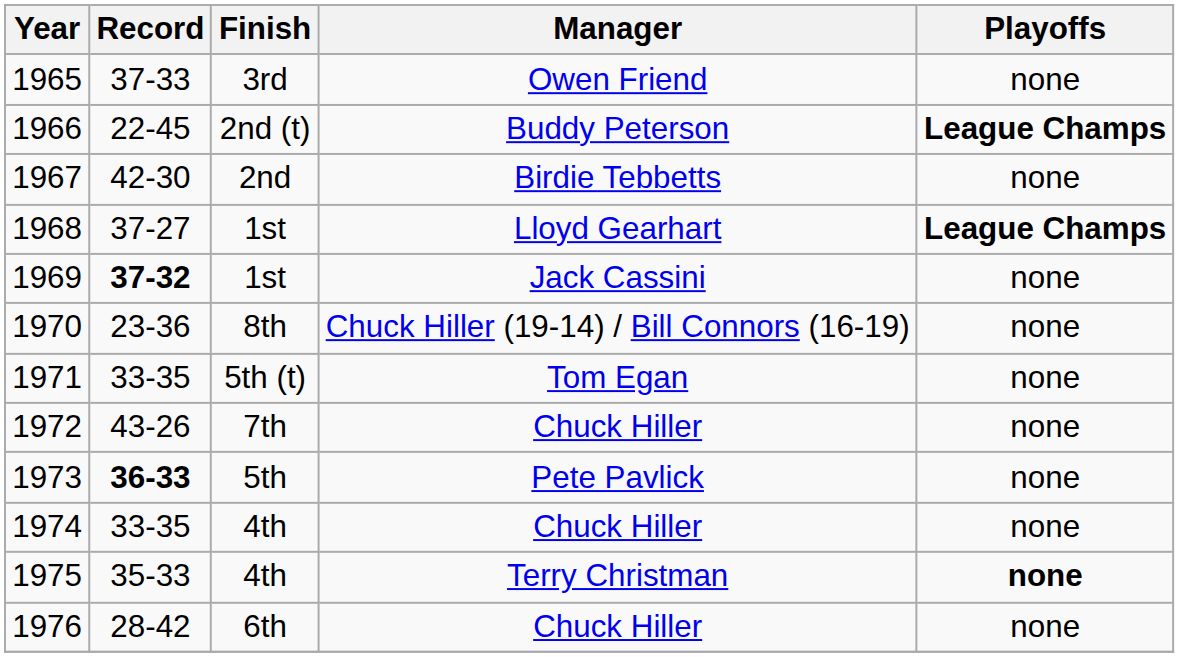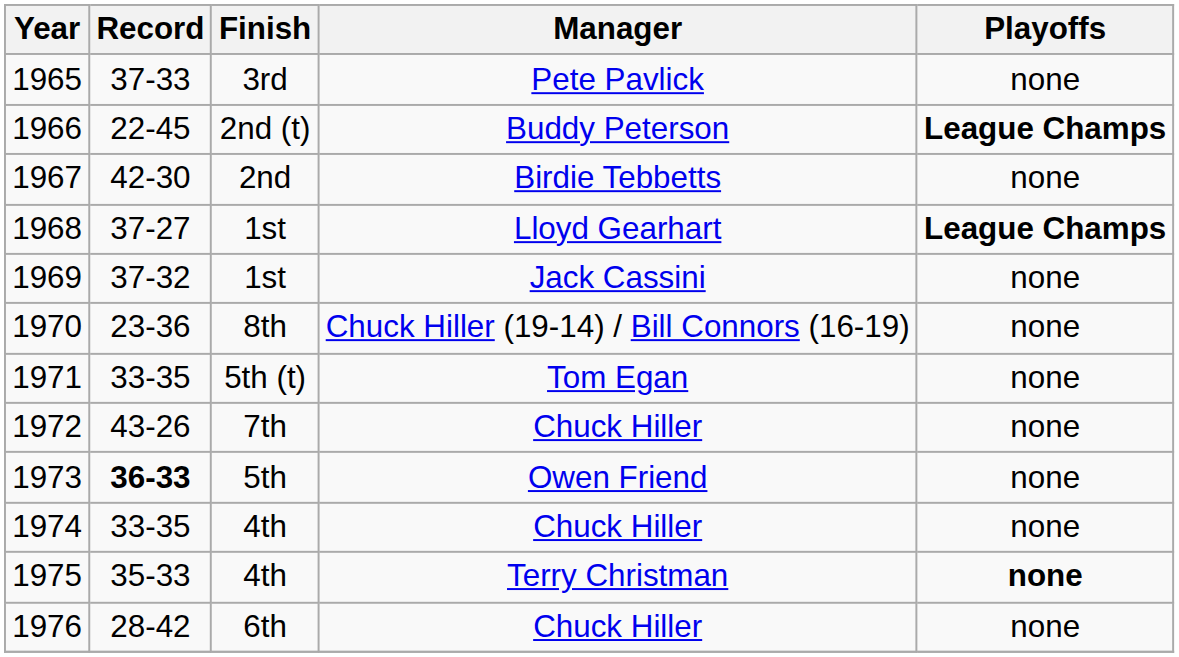(618, 79) Owen Friend -> (618, 79) Pete Pavlick
(150, 278) bold -> (150, 278) normal
(618, 476) Pete Pavlick -> (618, 476) Owen Friend
